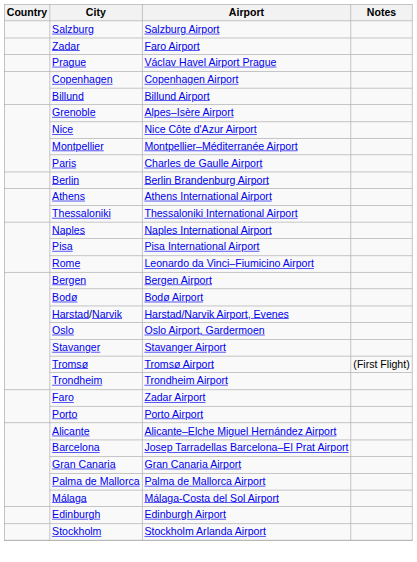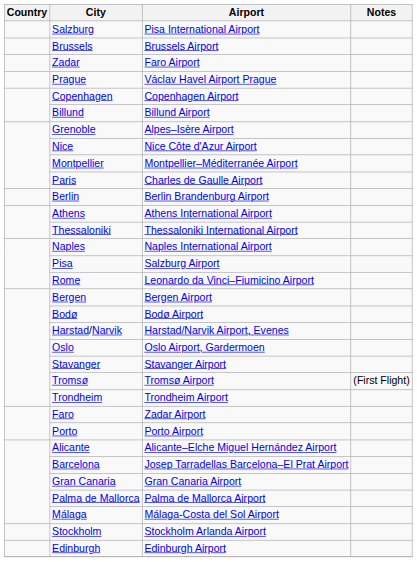(182, 29) Salzburg Airport -> (202, 29) Pisa International Airport
+ row: (72, 46)
(202, 247) Pisa International Airport -> (182, 264) Salzburg Airport
rows swapped: (77, 532) <-> (76, 515)
